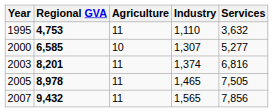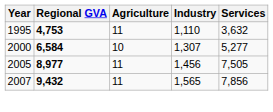(50, 47) 6,585 -> (50, 47) 6,584
- row: (19, 64)
(50, 81) 8,978 -> (50, 64) 8,977
(187, 81) 1,465 -> (187, 64) 1,456
